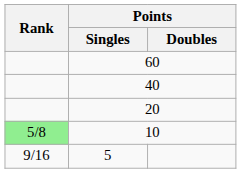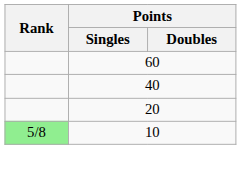- row: (108, 156)
